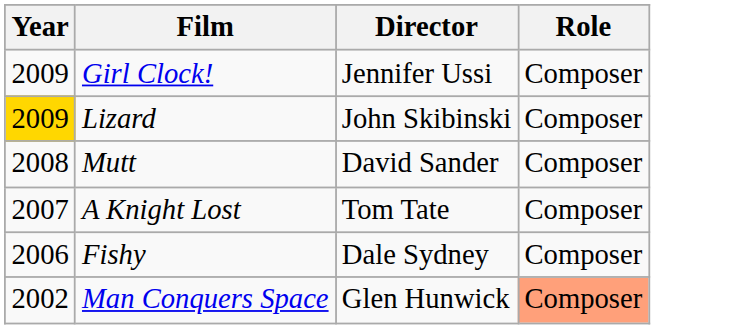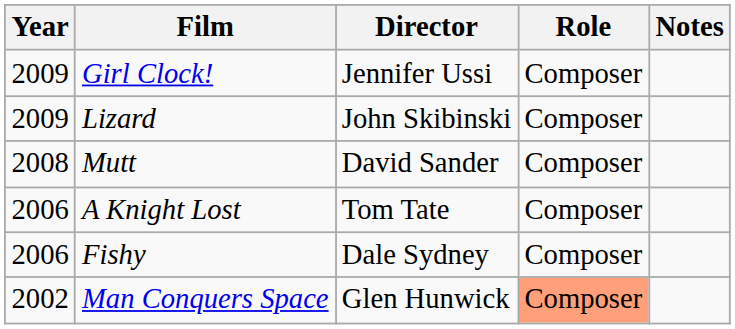+ column: (690, 27)
(40, 118) gold background -> (40, 118) no background
(40, 208) 2007 -> (40, 208) 2006
